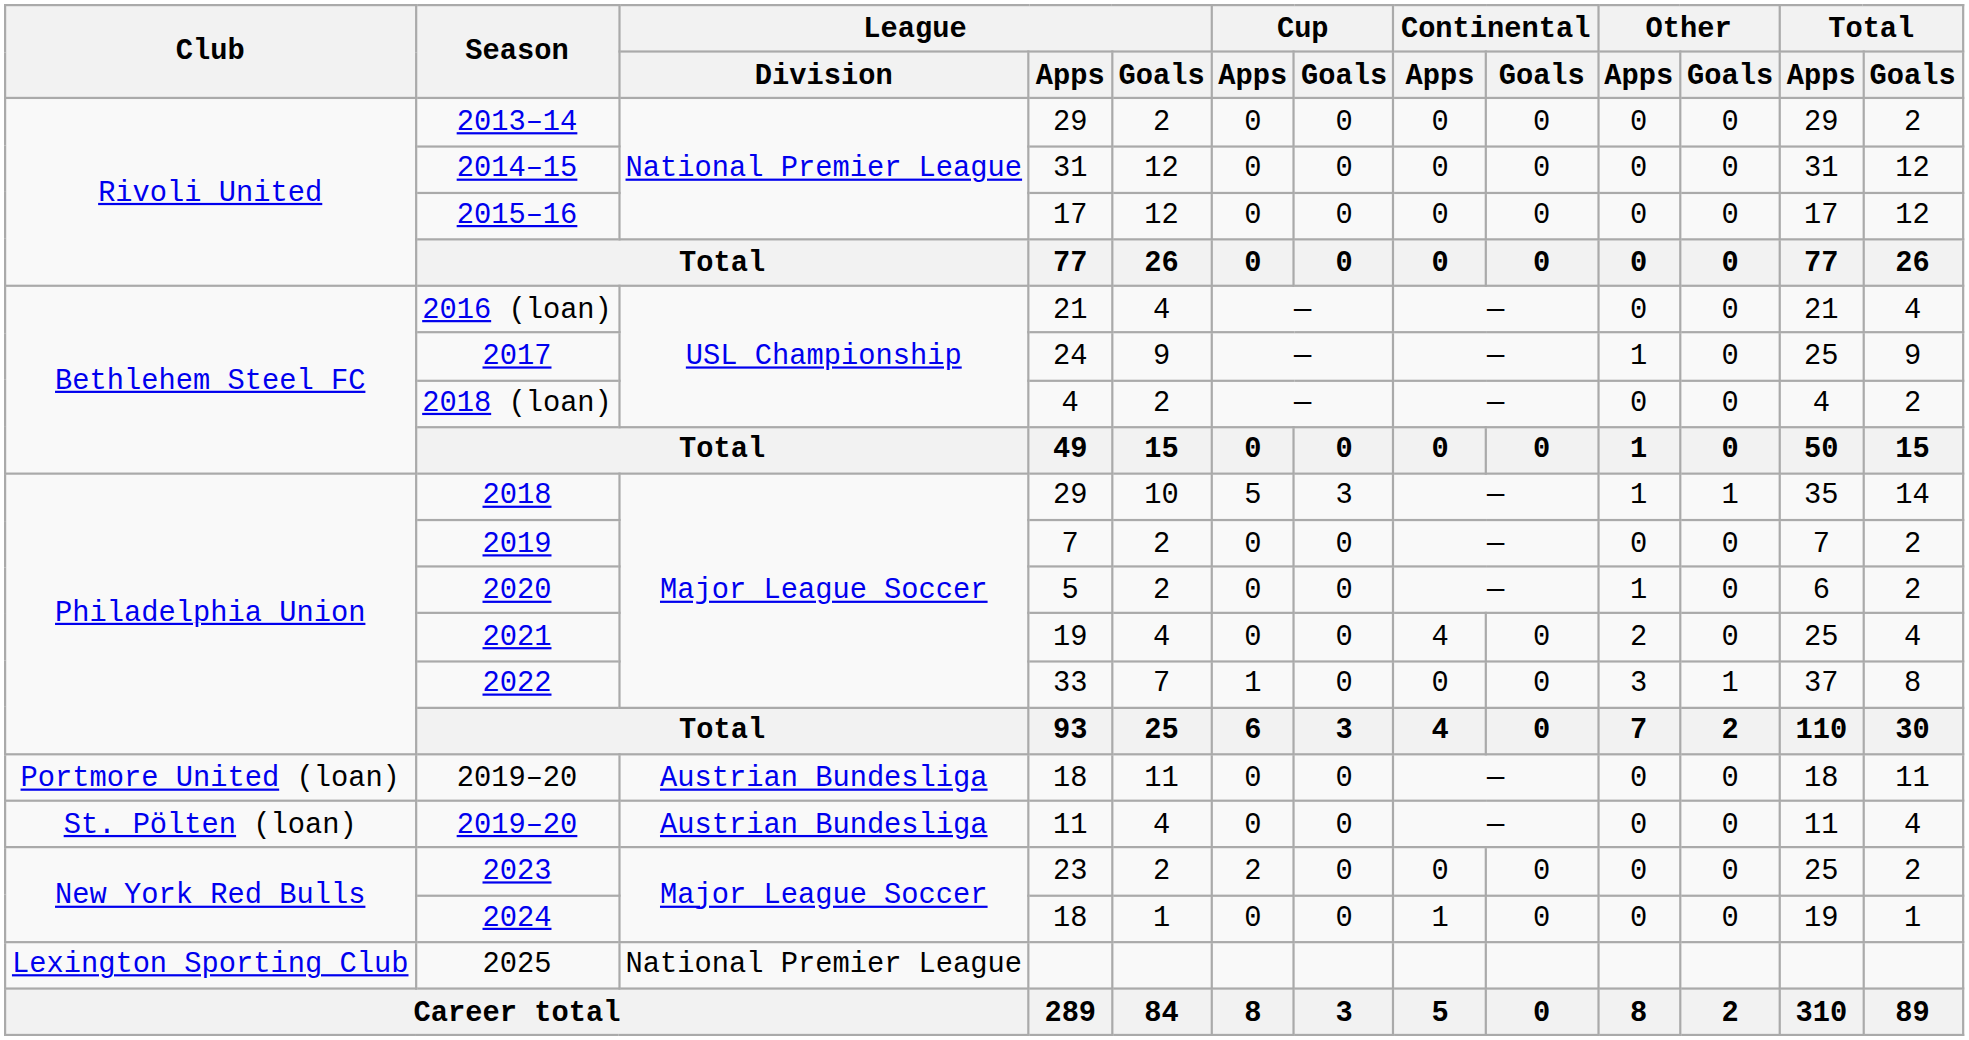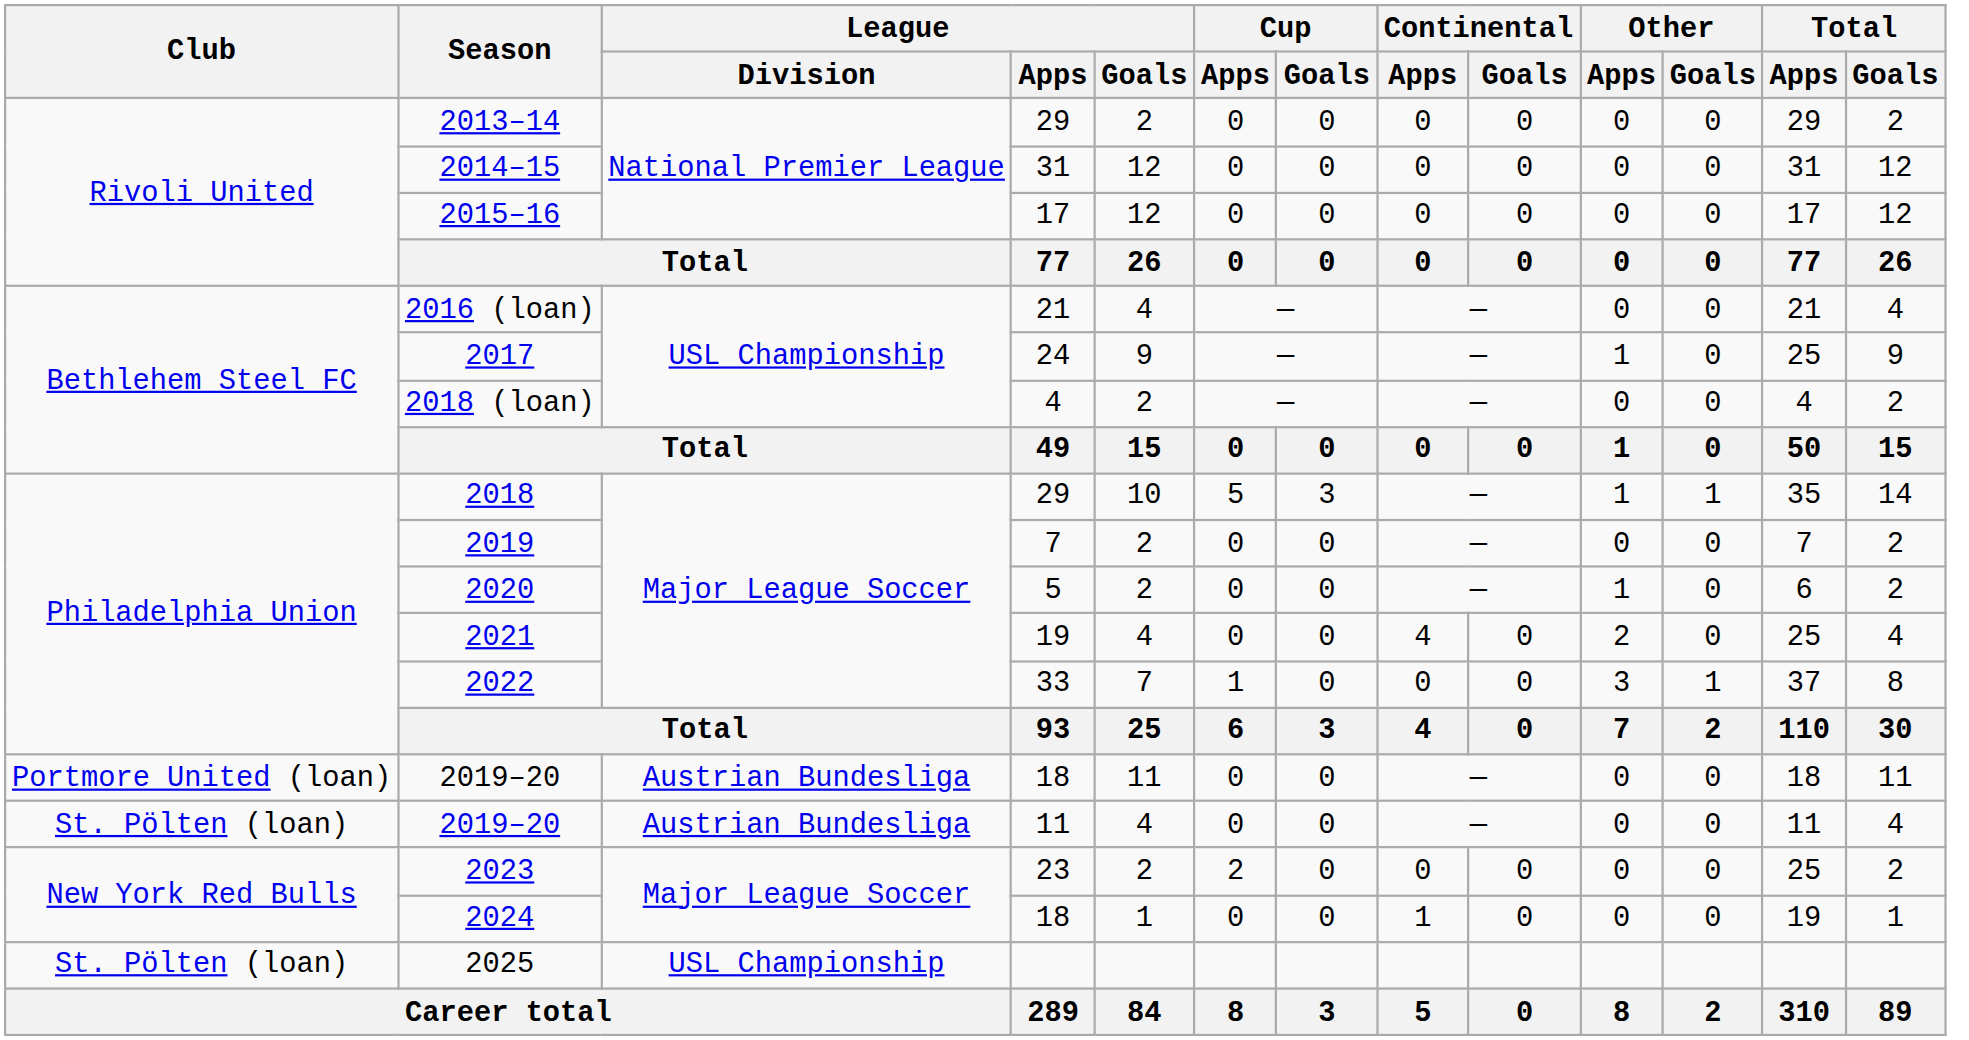(210, 965) Lexington Sporting Club -> (202, 965) St. Pölten (loan)
(824, 965) National Premier League -> (807, 965) USL Championship
